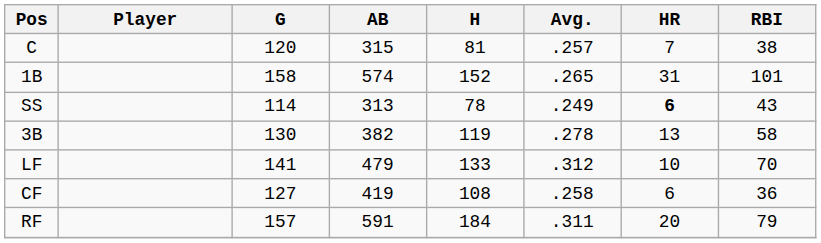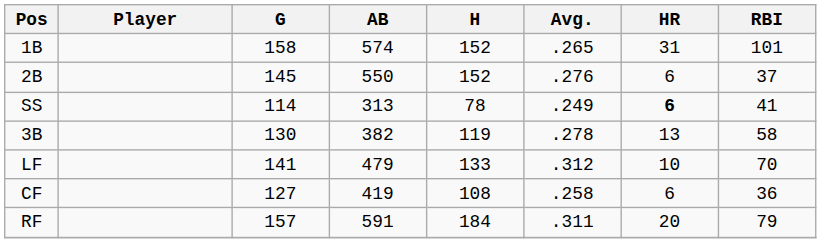- row: (32, 48)
+ row: (32, 77)
(767, 106) 43 -> (767, 106) 41
